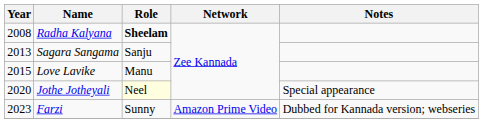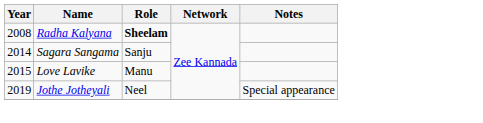(19, 52) 2013 -> (19, 52) 2014
(19, 90) 2020 -> (19, 90) 2019
(136, 90) lightyellow background -> (136, 90) no background
- row: (50, 109)
